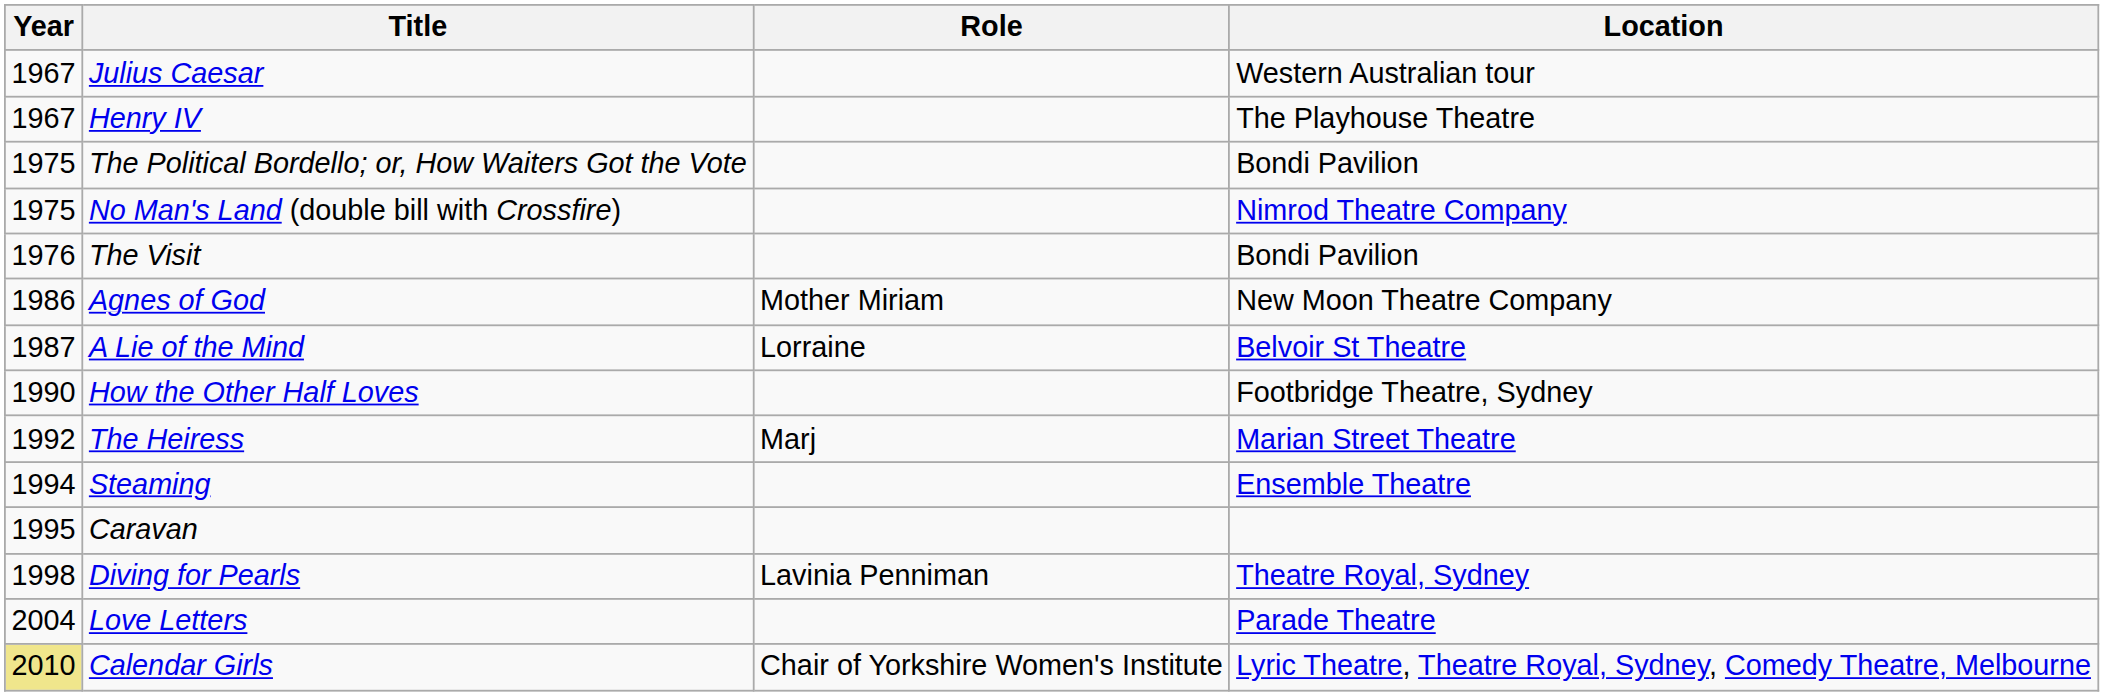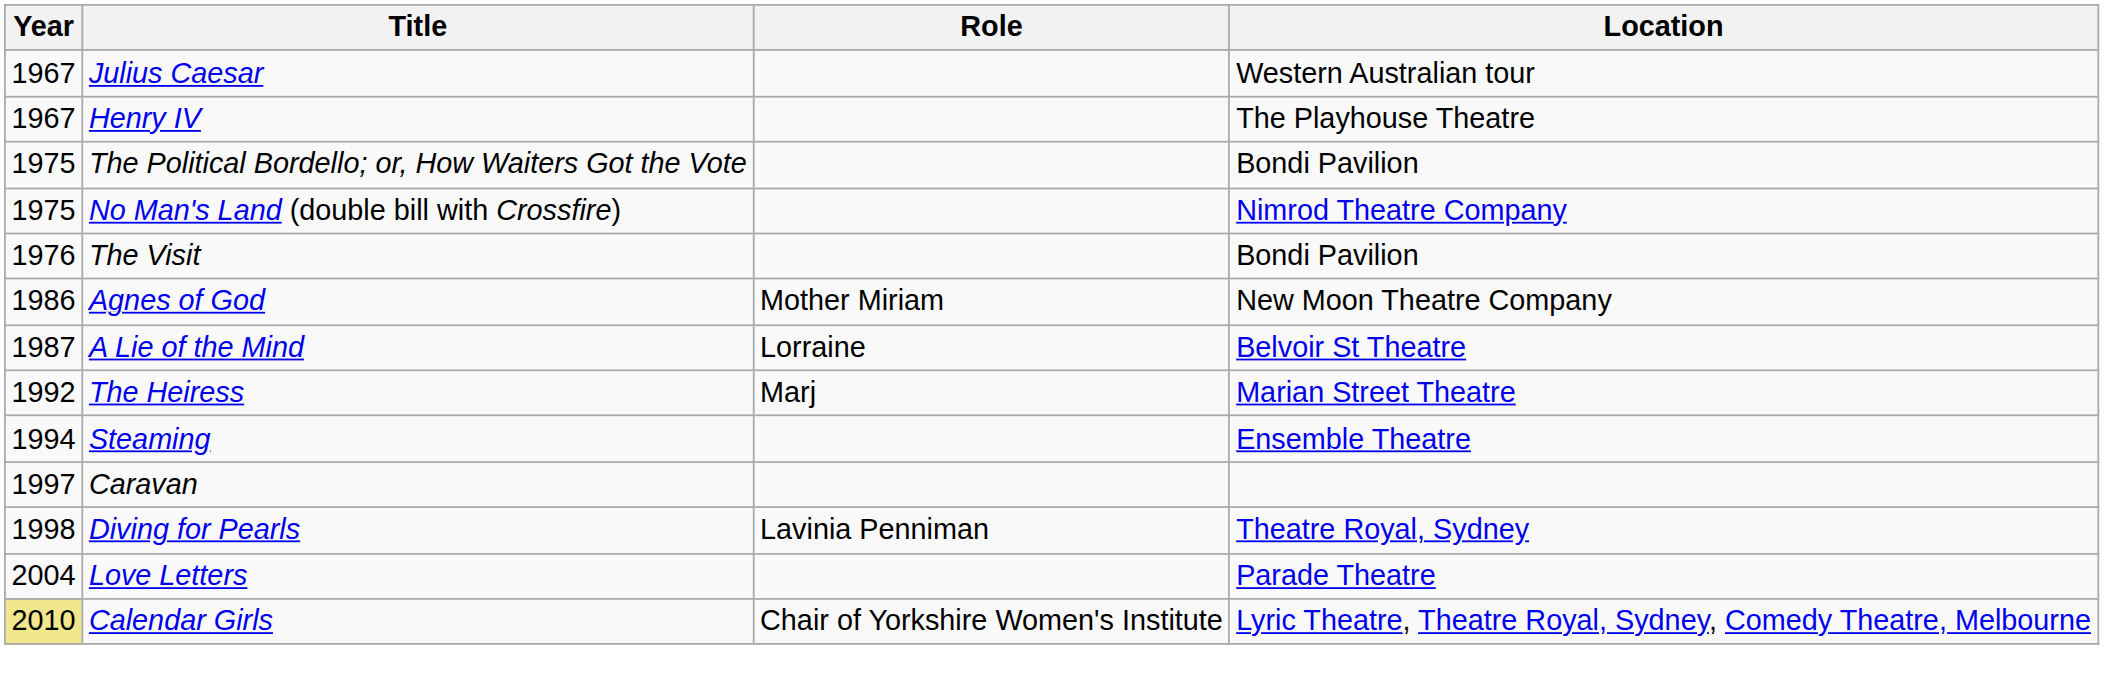- row: (254, 392)
(44, 529) 1995 -> (44, 484) 1997
